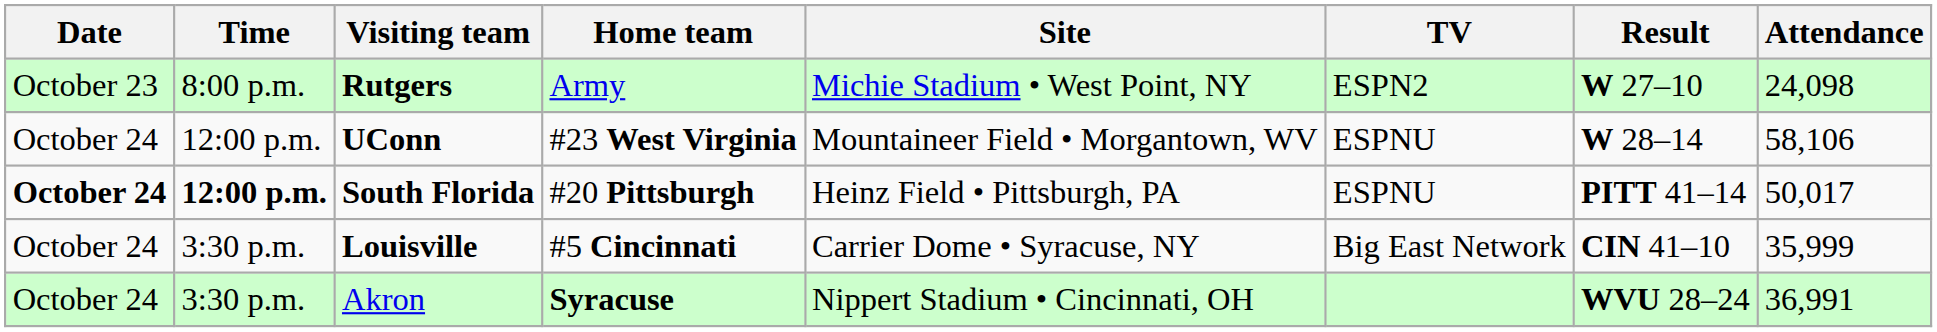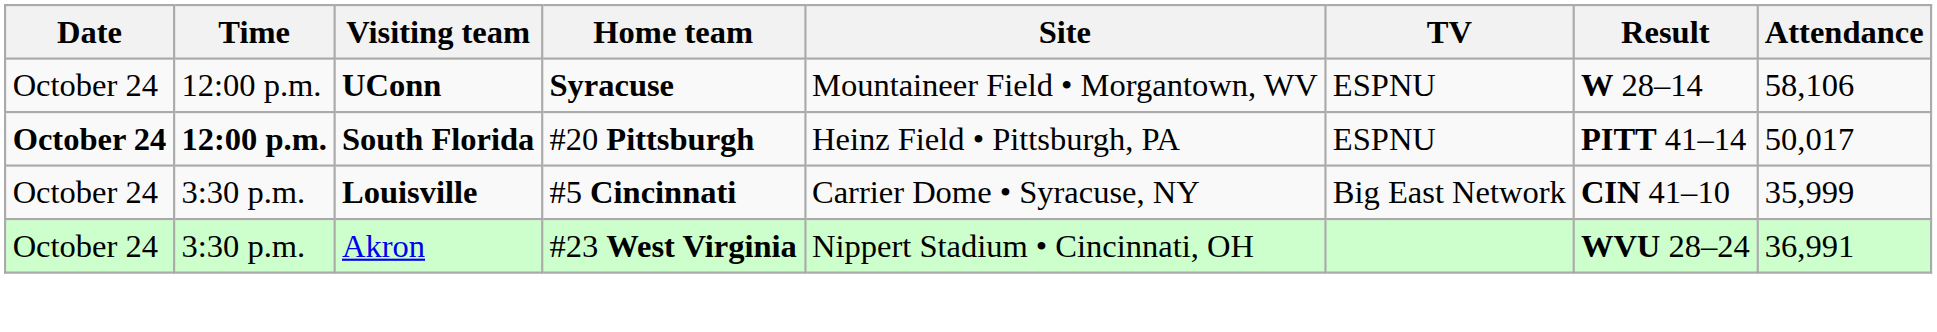- row: (397, 85)
(673, 138) #23 West Virginia -> (612, 85) Syracuse
(612, 299) Syracuse -> (673, 246) #23 West Virginia
